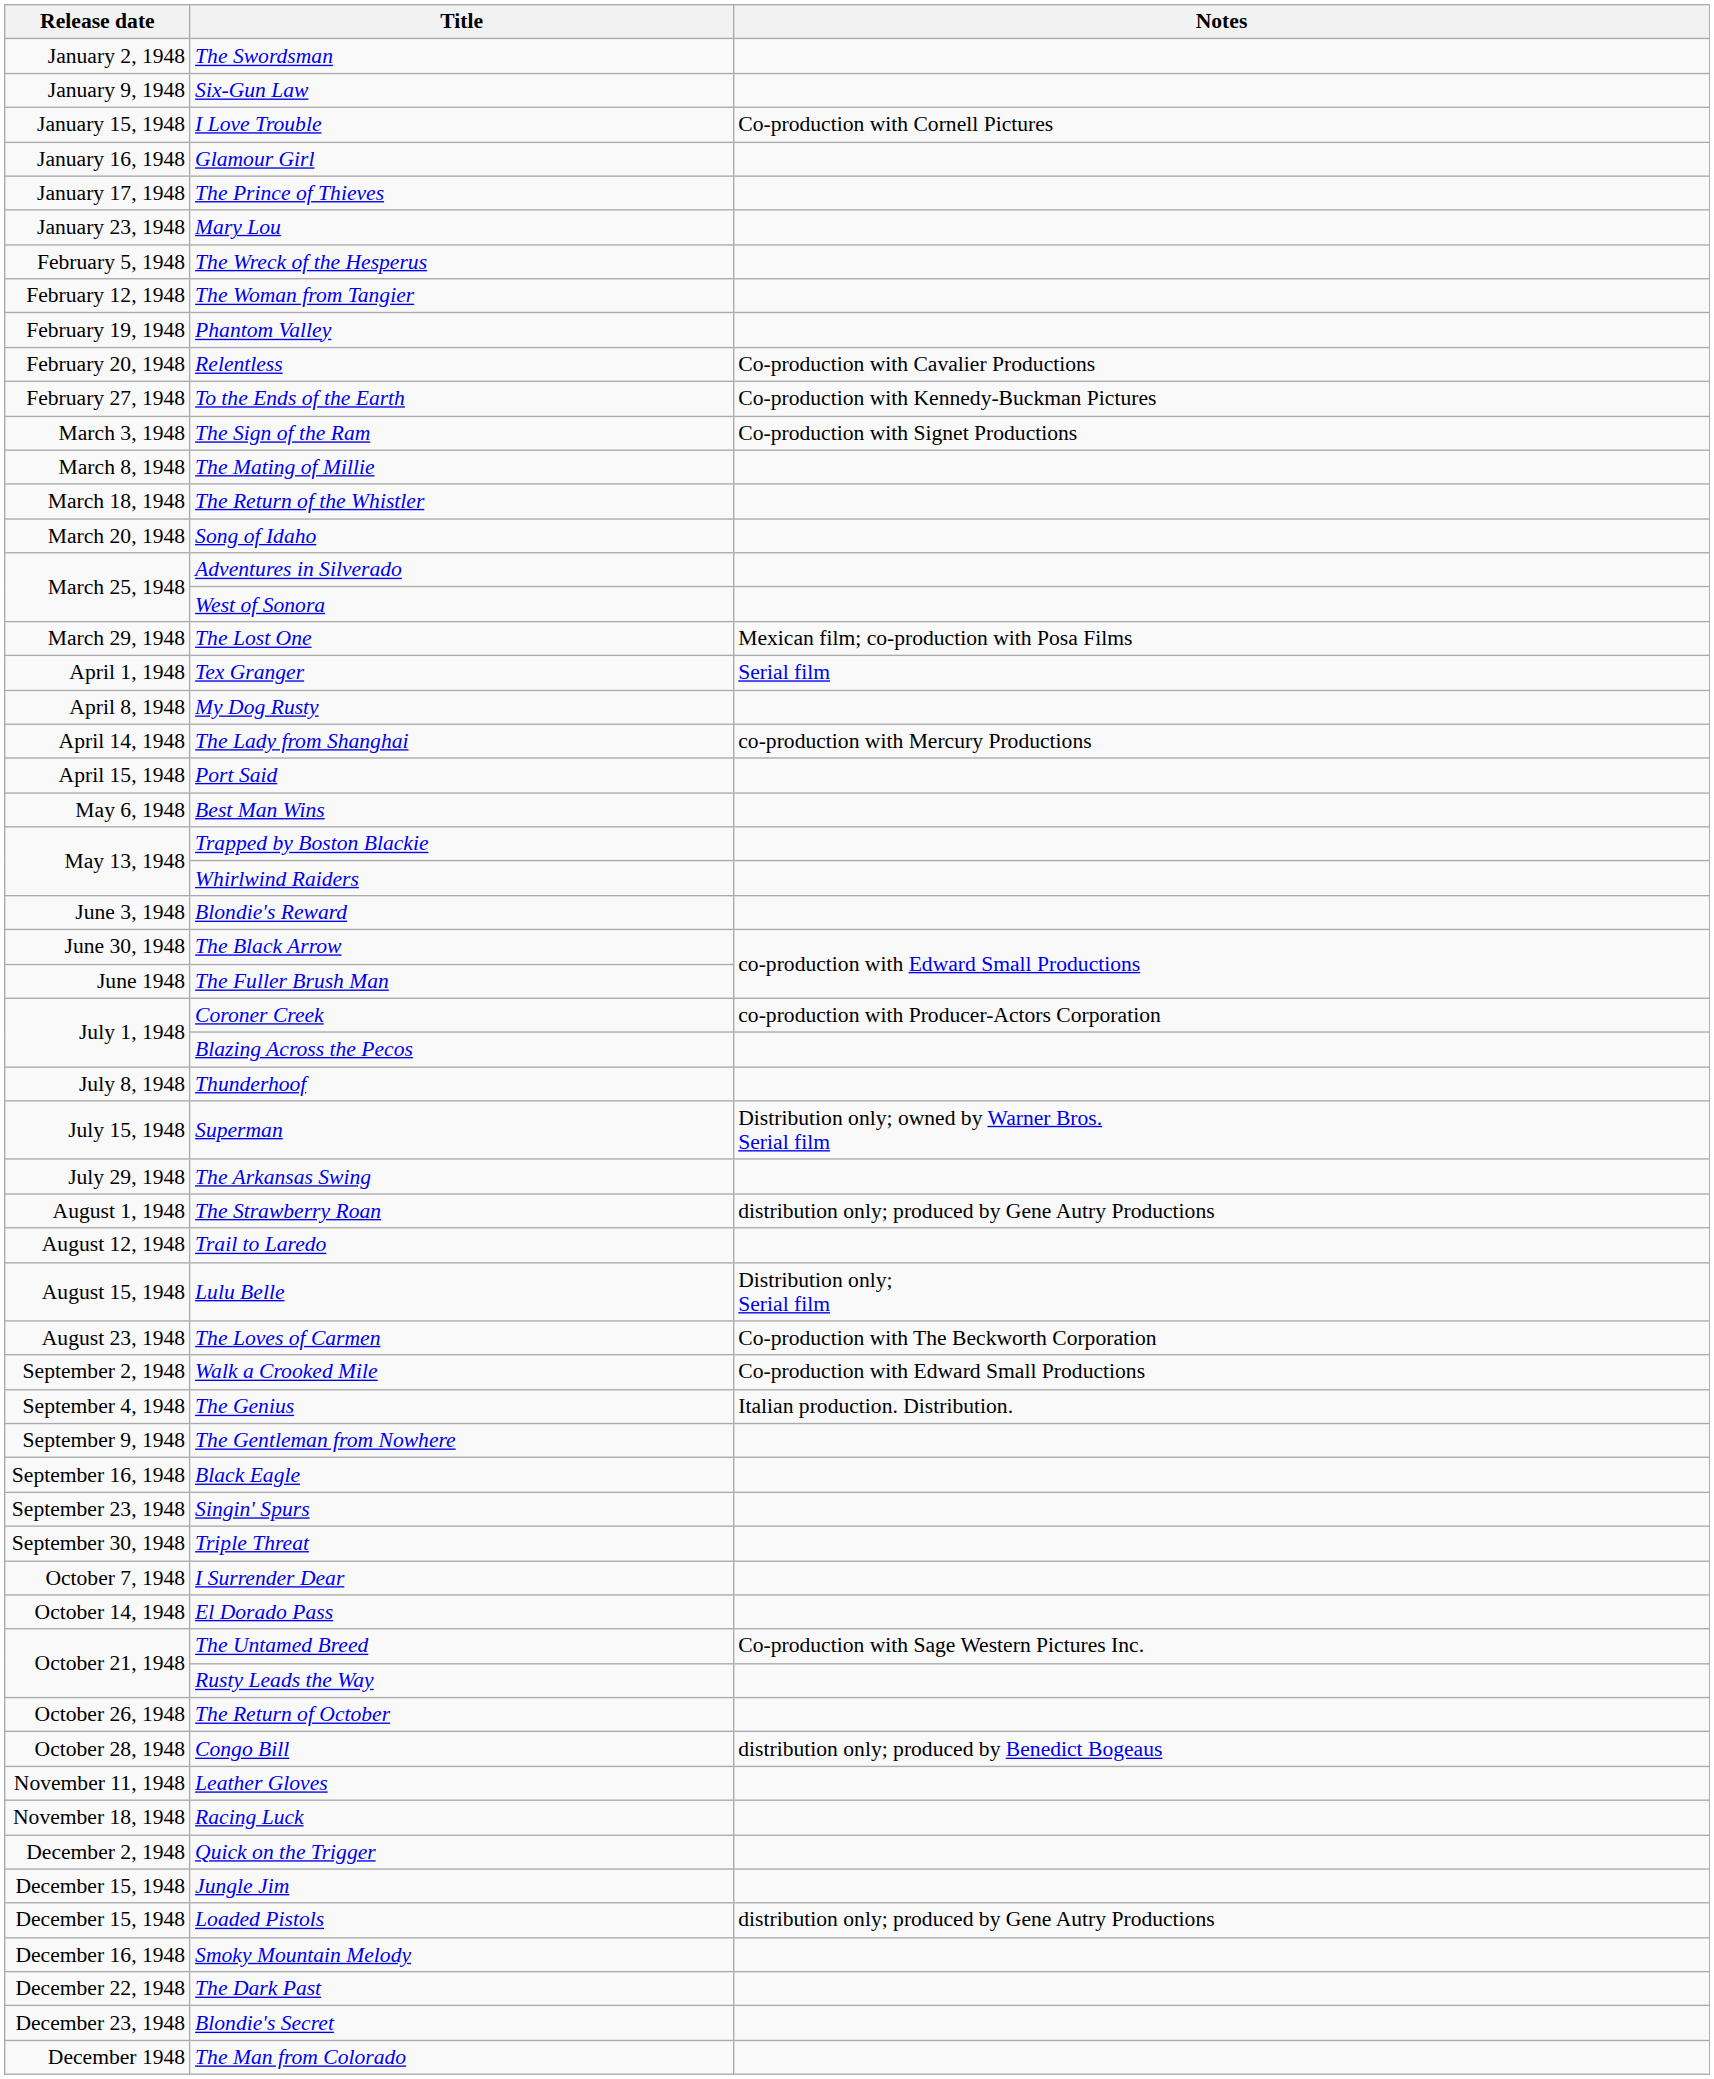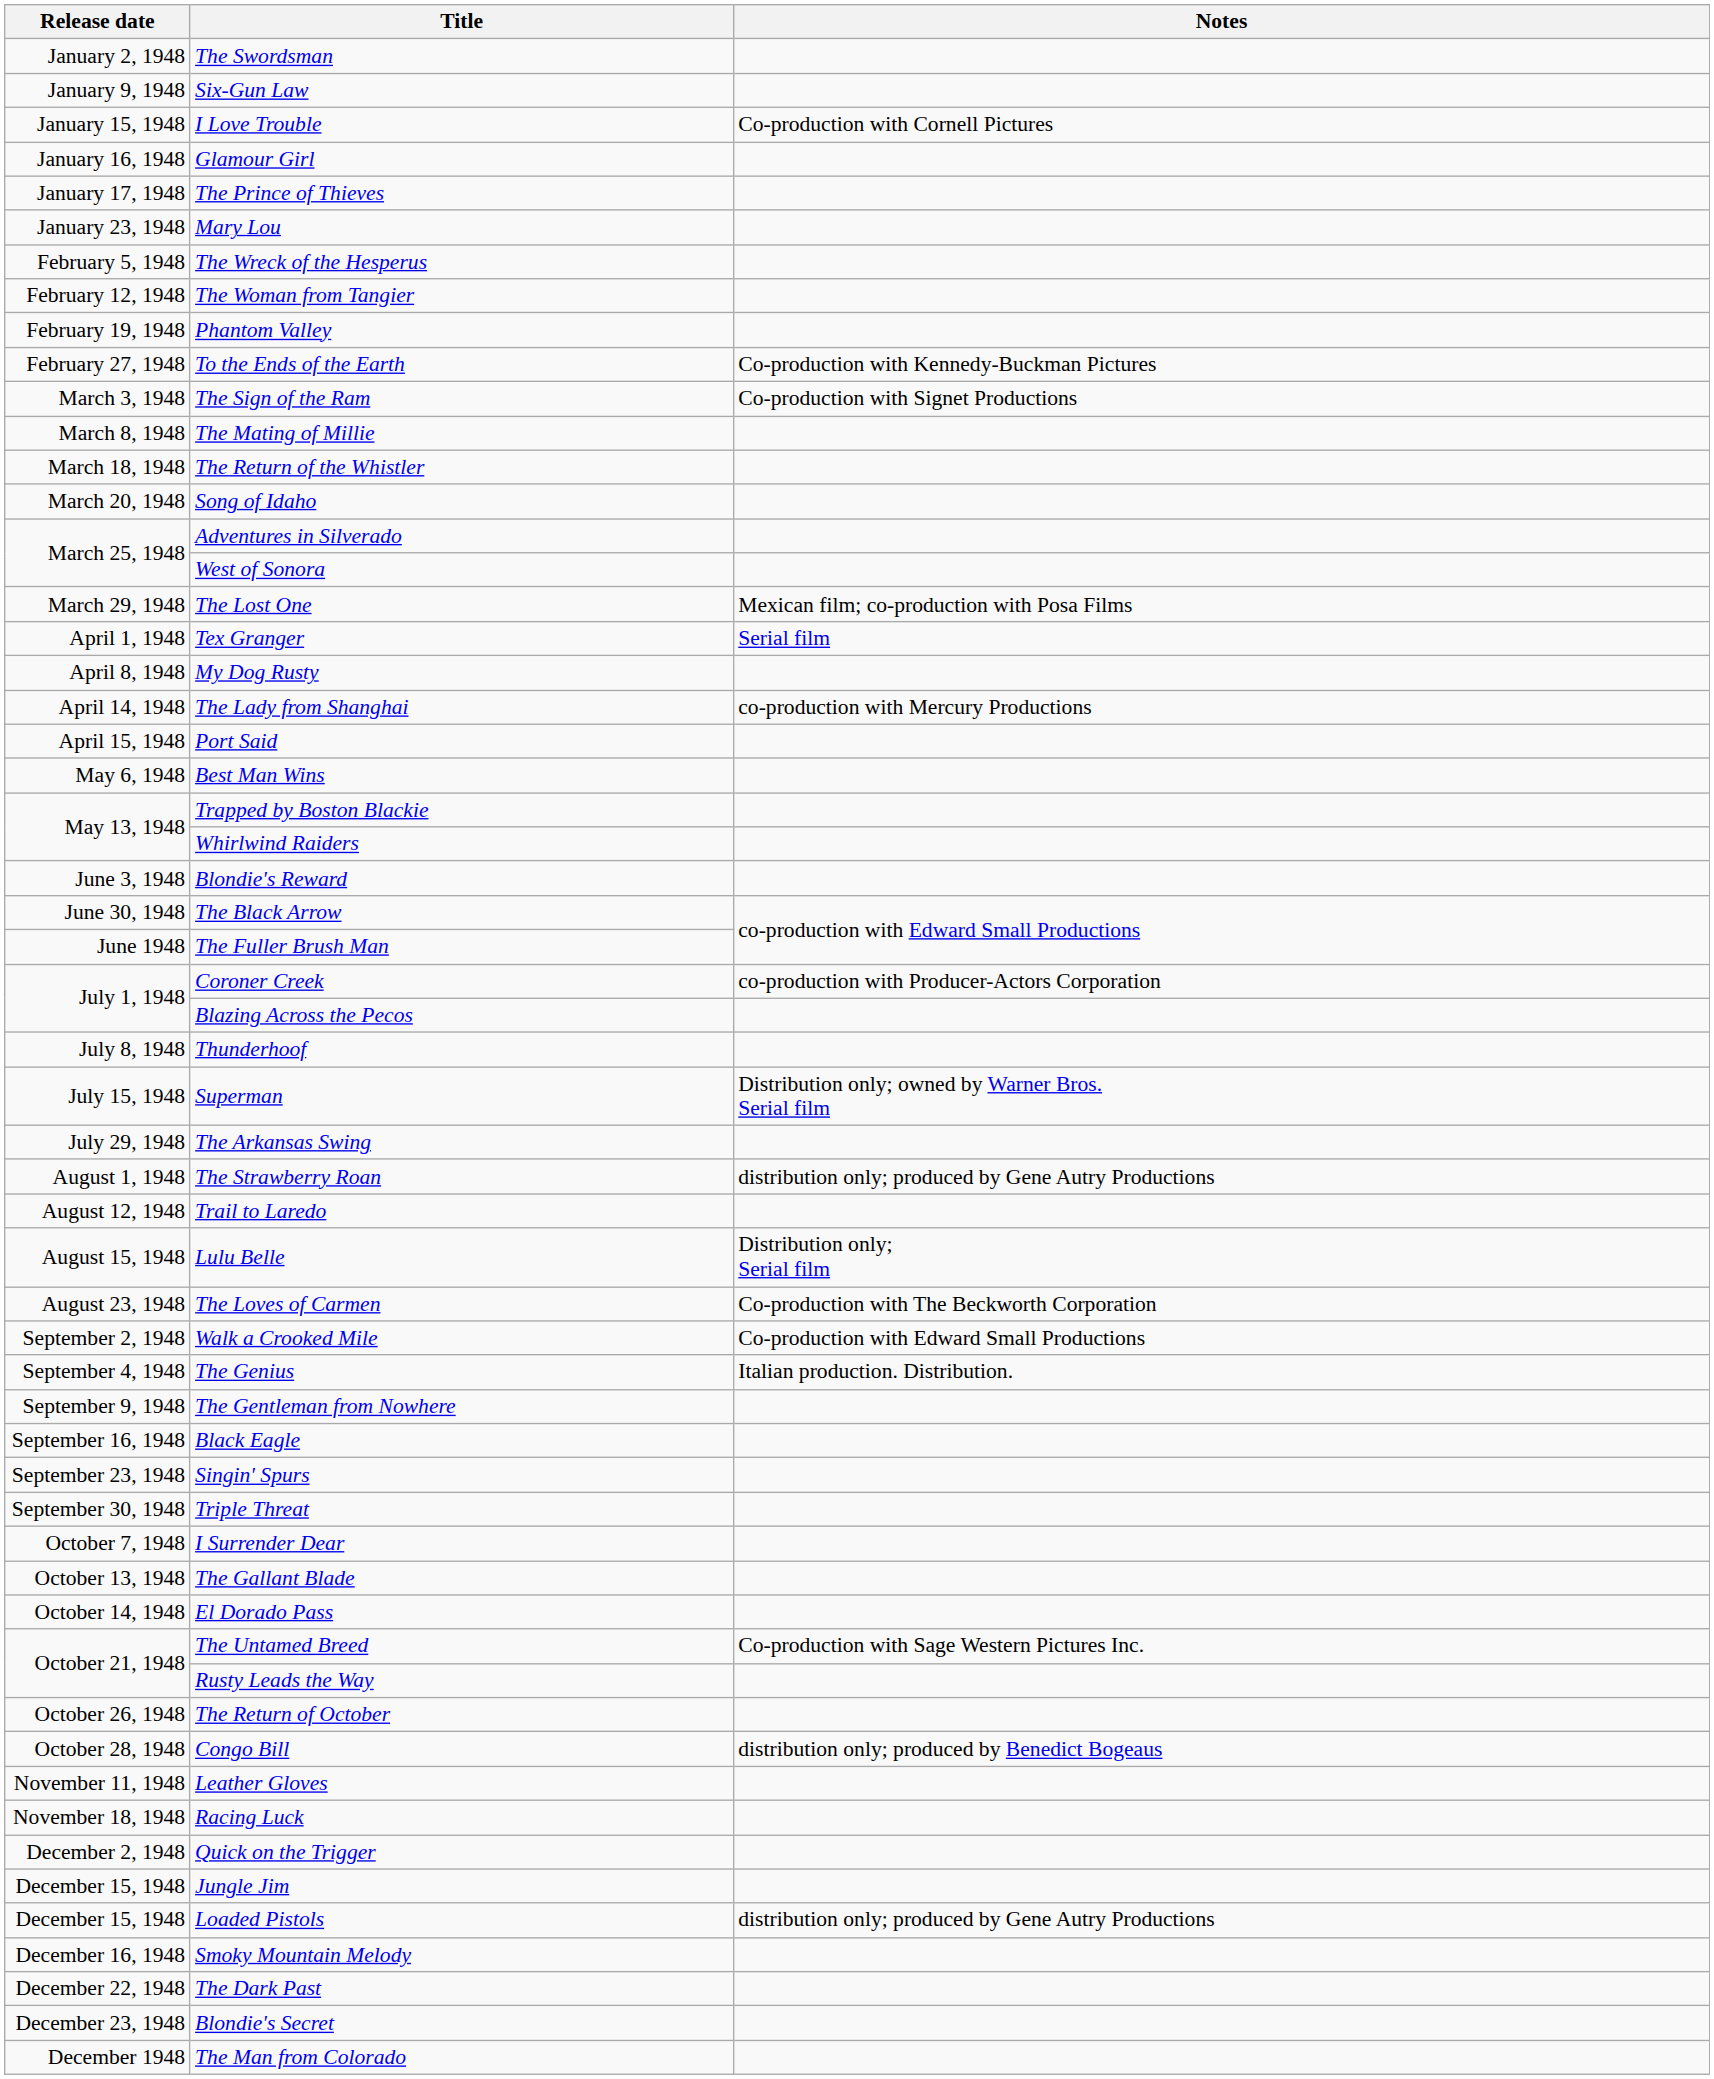- row: (239, 364)
+ row: (275, 1577)
